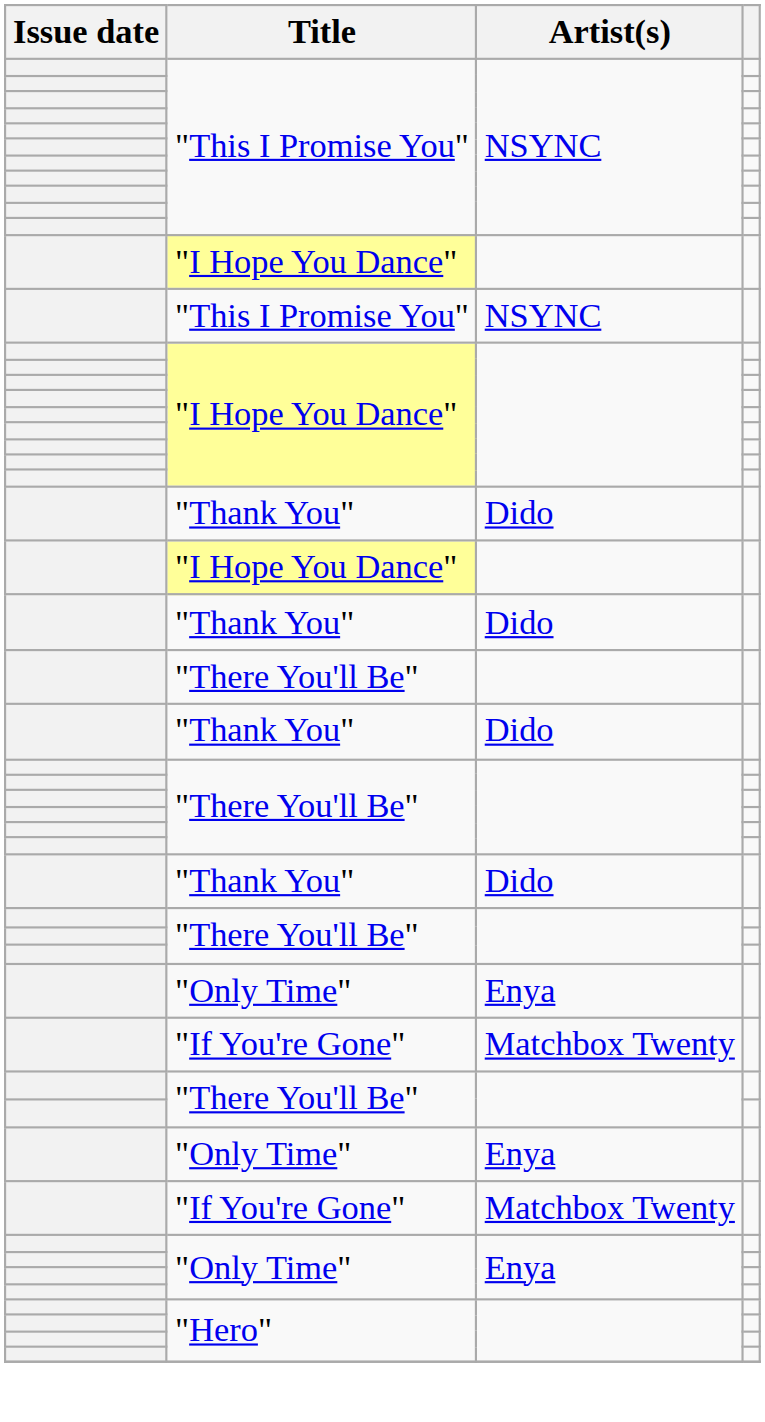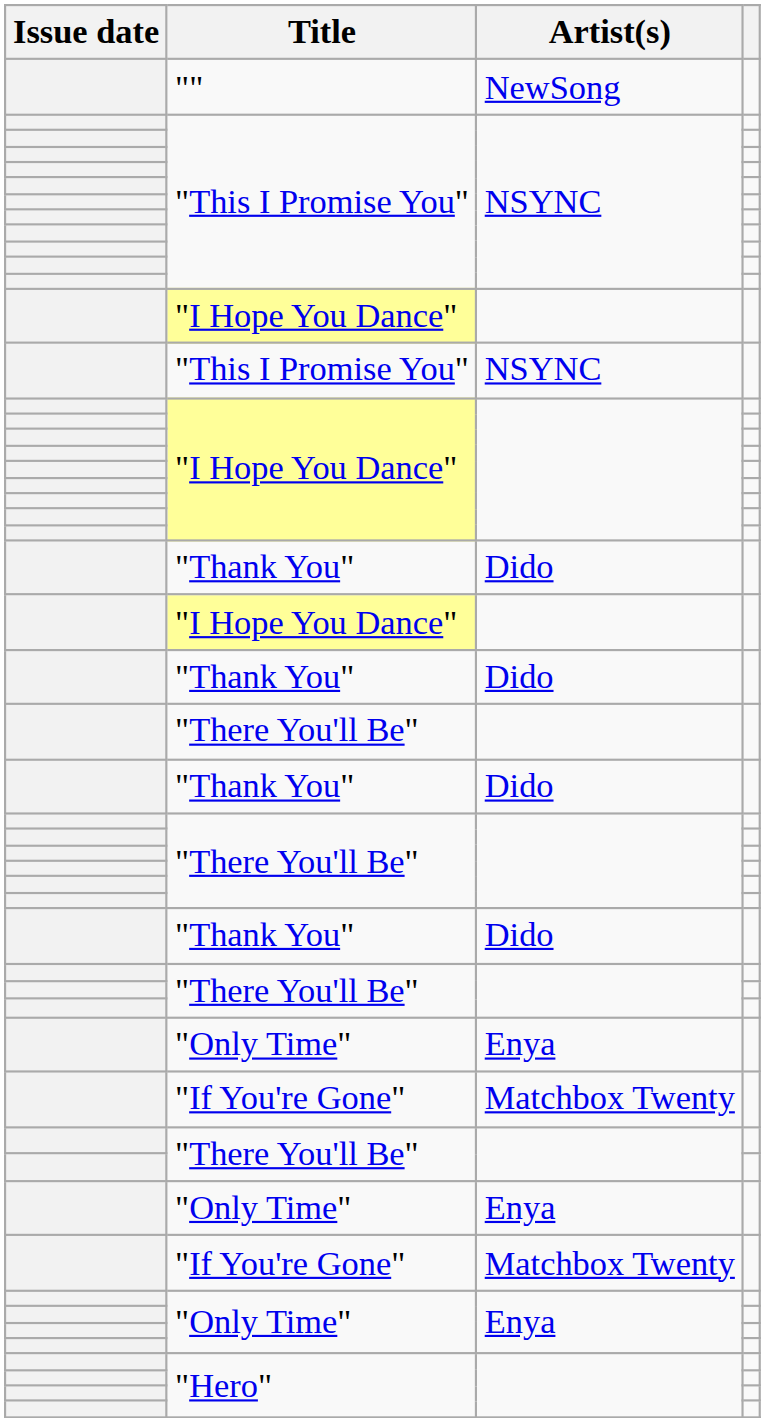+ row: (189, 86)
